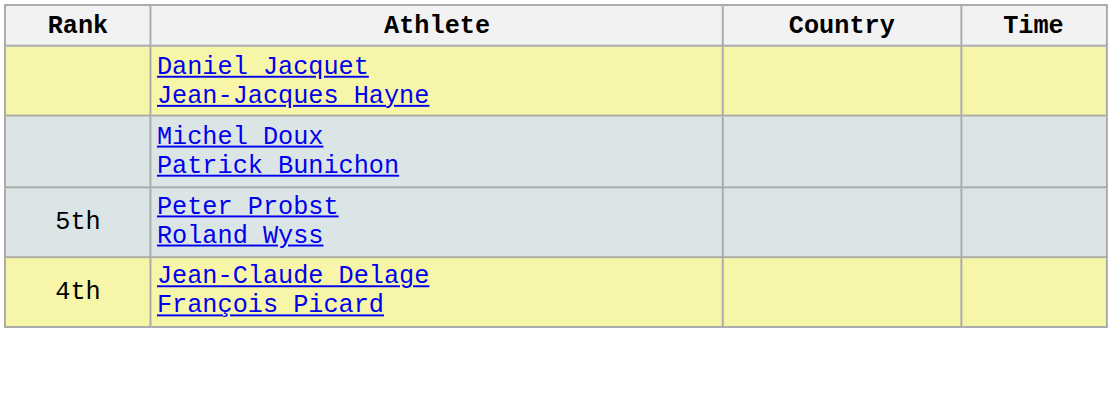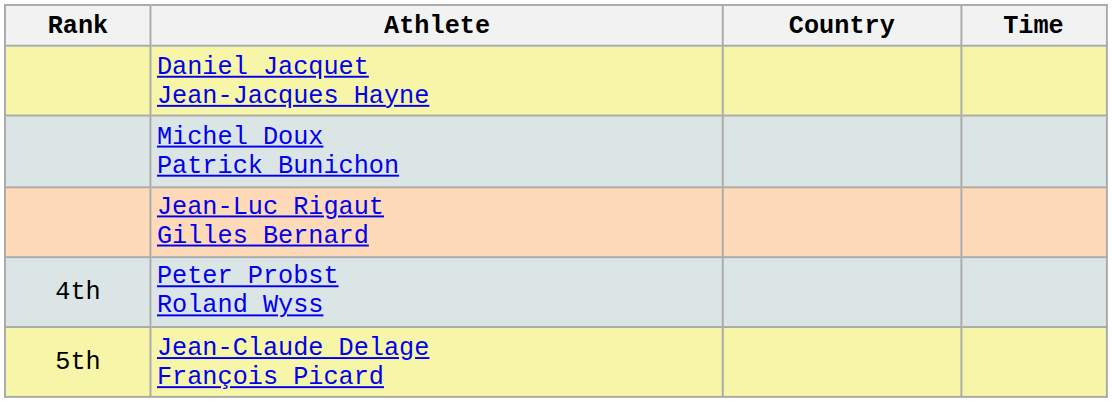+ row: (270, 222)
(78, 222) 5th -> (78, 292) 4th
(78, 292) 4th -> (78, 362) 5th
